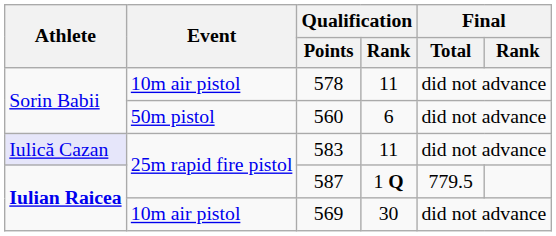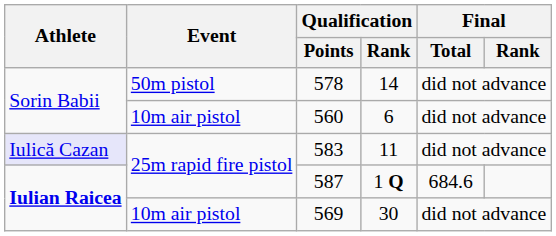(186, 84) 10m air pistol -> (173, 84) 50m pistol
(389, 84) 11 -> (389, 84) 14
(173, 117) 50m pistol -> (186, 117) 10m air pistol
(451, 182) 779.5 -> (451, 182) 684.6
